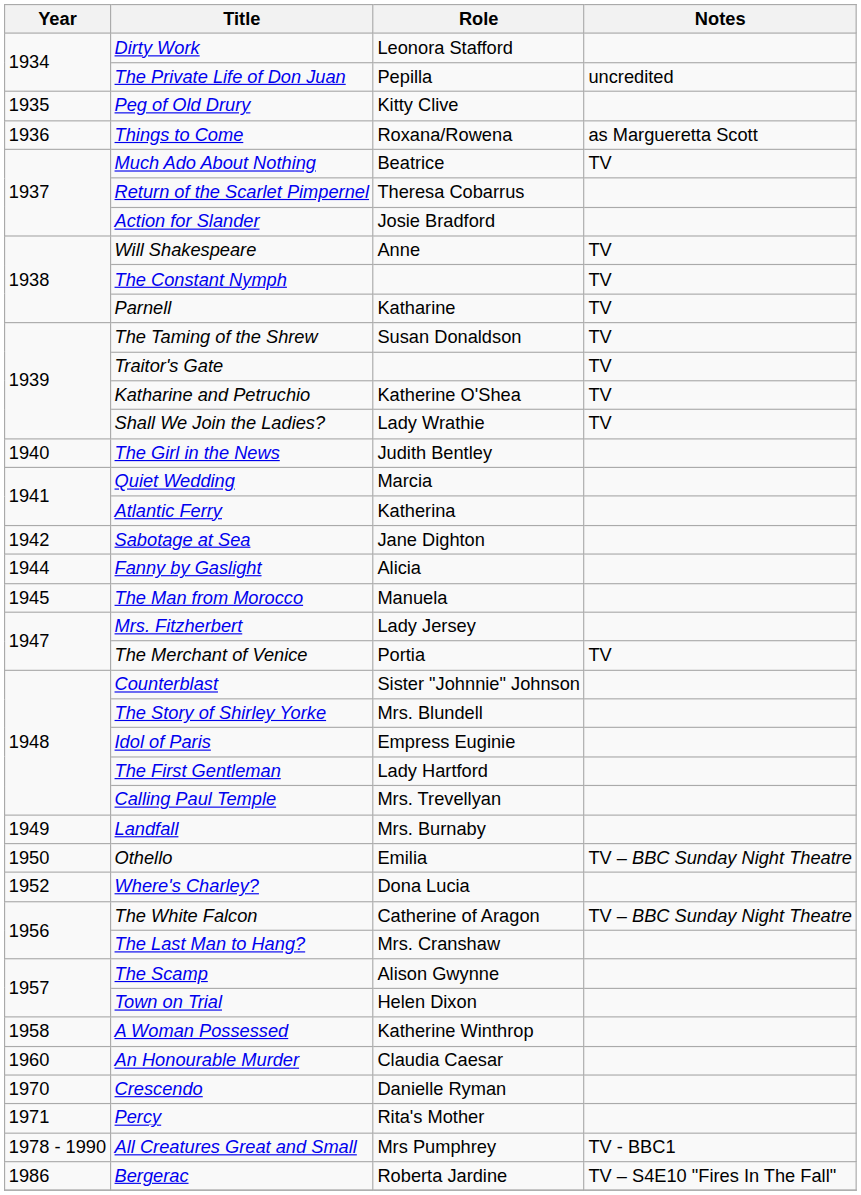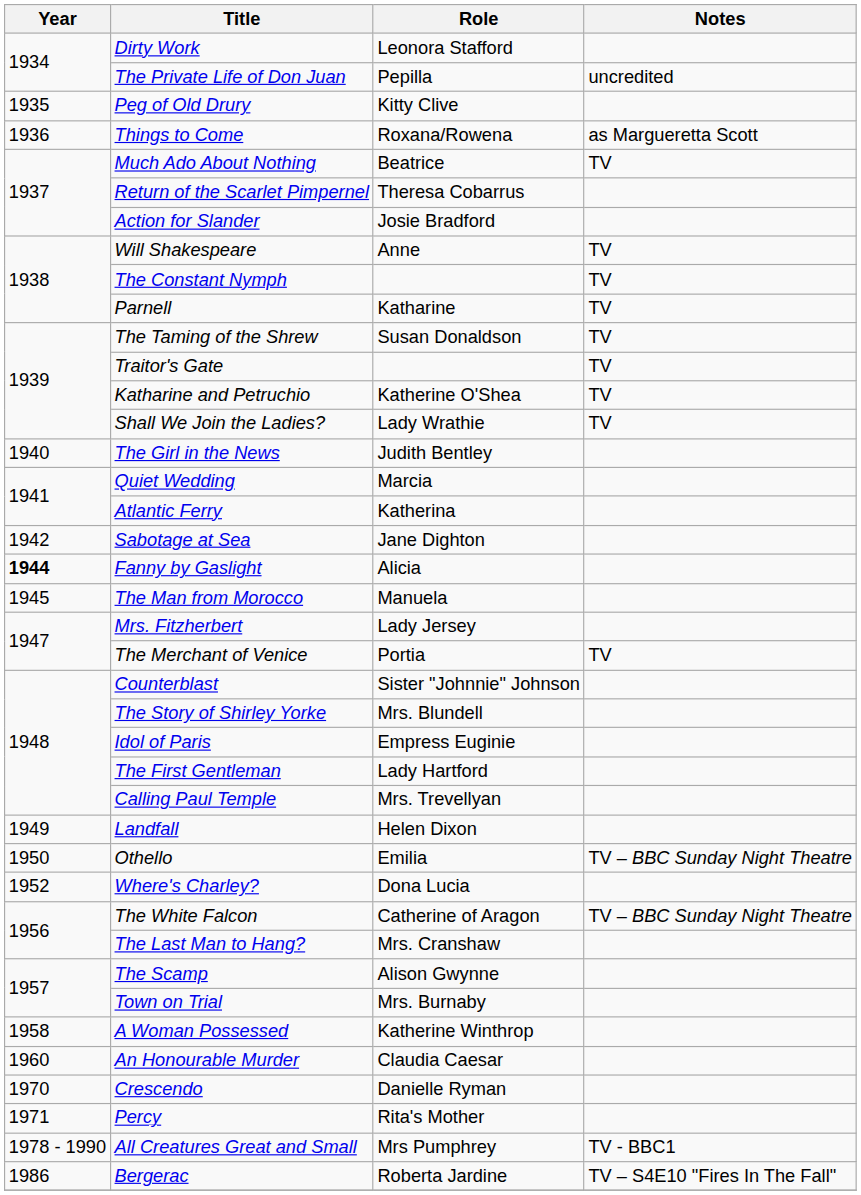(29, 568) normal -> (29, 568) bold
(432, 828) Mrs. Burnaby -> (427, 828) Helen Dixon
(427, 1002) Helen Dixon -> (432, 1002) Mrs. Burnaby
